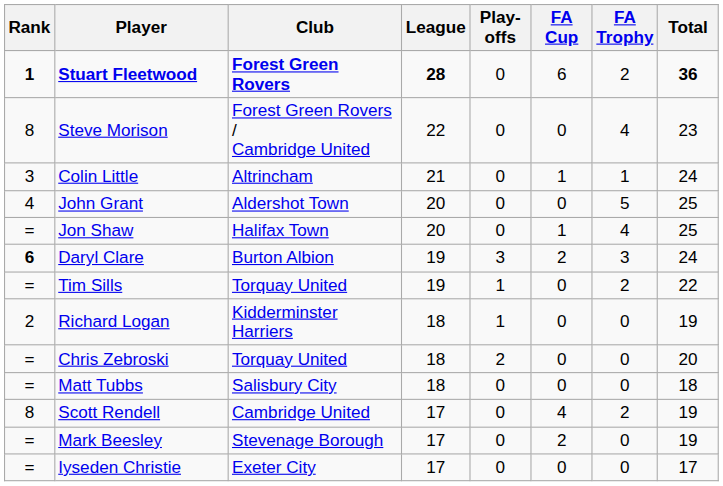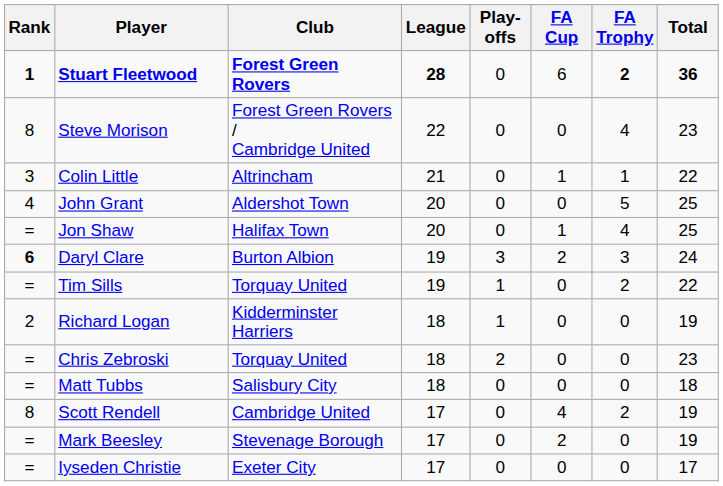(625, 74) normal -> (625, 74) bold
(688, 176) 24 -> (688, 176) 22
(688, 358) 20 -> (688, 358) 23
